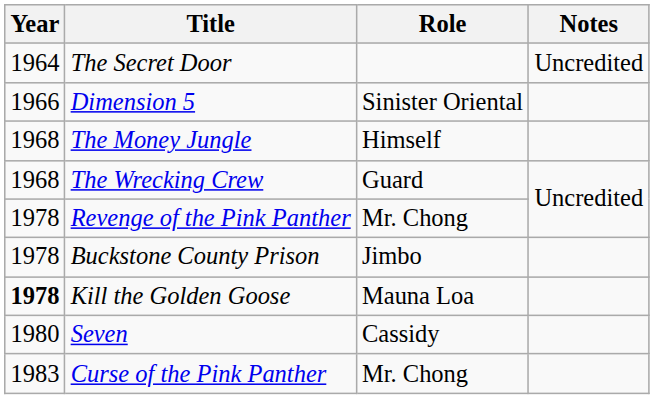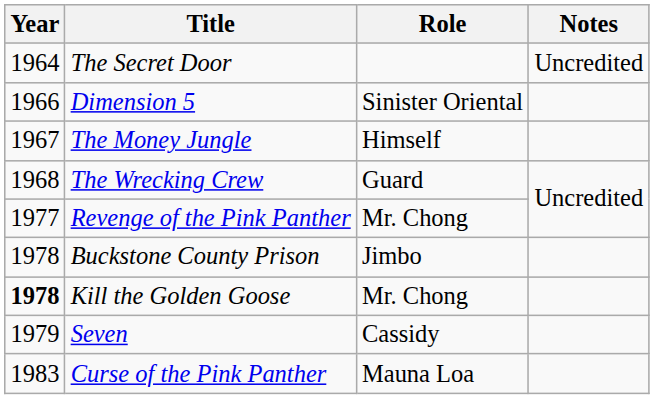(35, 140) 1968 -> (35, 140) 1967
(35, 218) 1978 -> (35, 218) 1977
(418, 295) Mauna Loa -> (415, 295) Mr. Chong
(35, 334) 1980 -> (35, 334) 1979
(415, 373) Mr. Chong -> (418, 373) Mauna Loa
